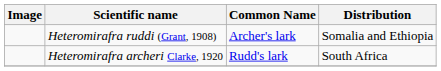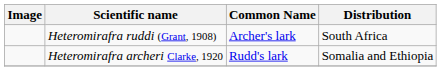(377, 35) Somalia and Ethiopia -> (355, 35) South Africa
(355, 55) South Africa -> (377, 55) Somalia and Ethiopia
